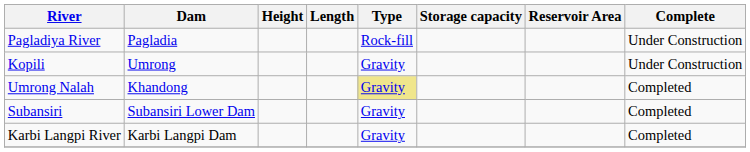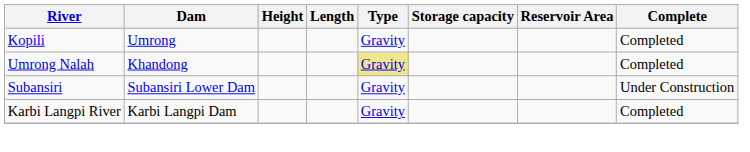- row: (54, 40)
(685, 64) Under Construction -> (652, 40) Completed
(660, 111) Completed -> (677, 88) Under Construction
